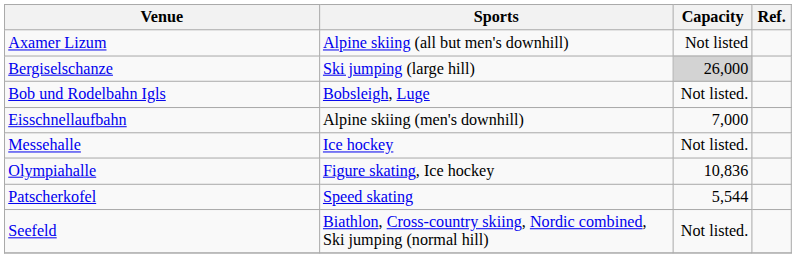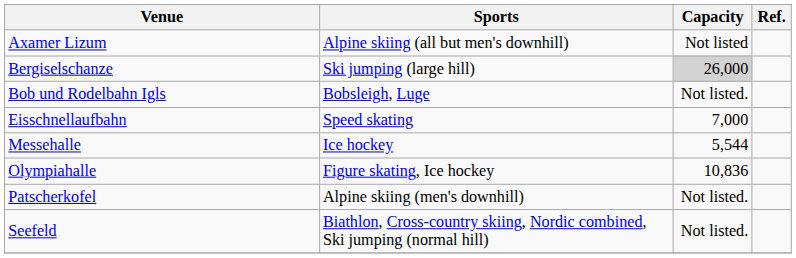(423, 119) Alpine skiing (men's downhill) -> (368, 119) Speed skating
(715, 145) Not listed. -> (730, 145) 5,544
(368, 196) Speed skating -> (423, 196) Alpine skiing (men's downhill)
(730, 196) 5,544 -> (715, 196) Not listed.
